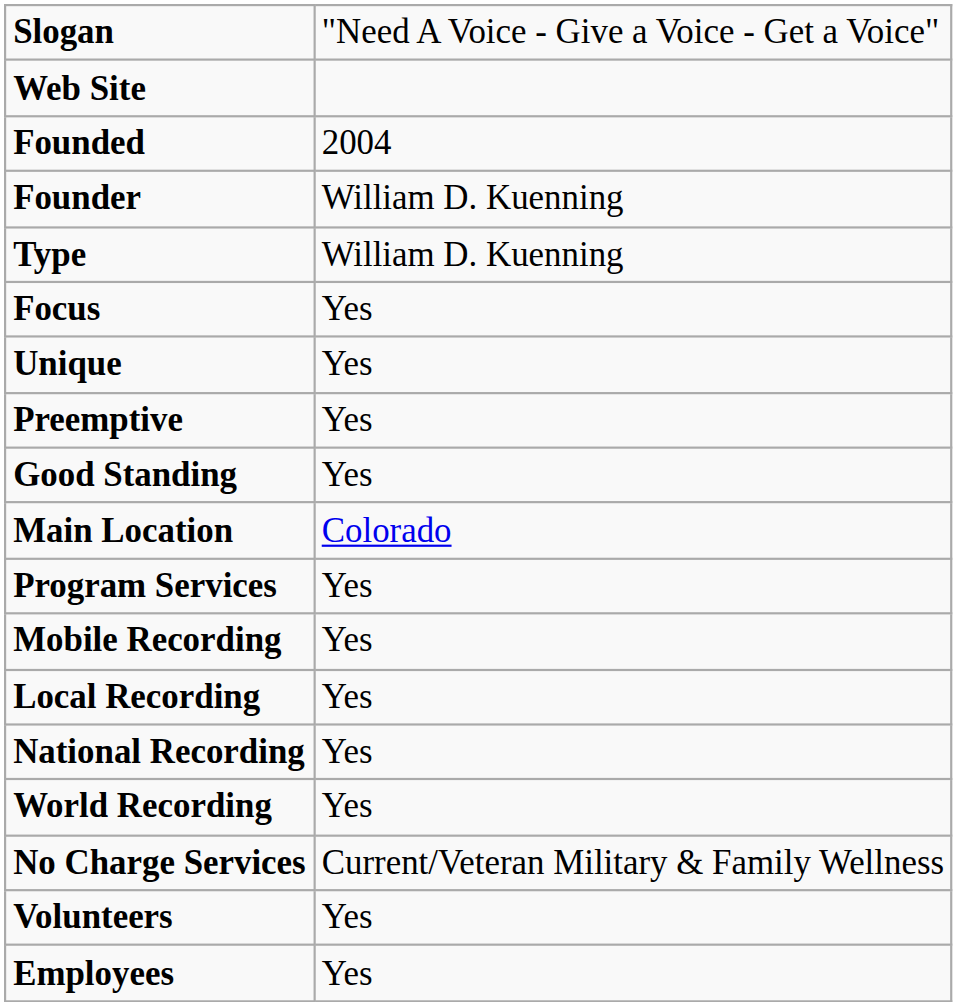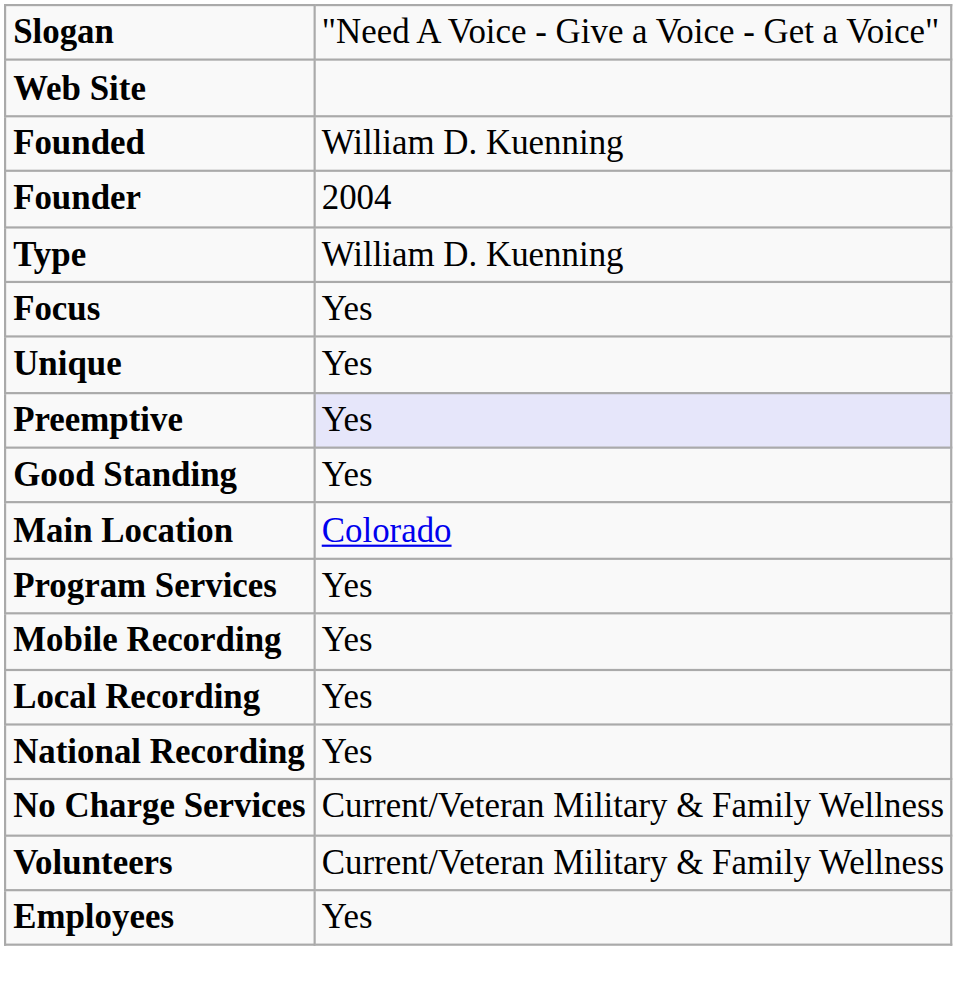(357, 142) 2004 -> (473, 142) William D. Kuenning
(473, 198) William D. Kuenning -> (357, 198) 2004
(347, 419) no background -> (347, 419) lavender background
- row: (142, 806)
(347, 917) Yes -> (633, 861) Current/Veteran Military & Family Wellness
